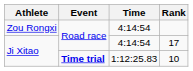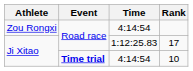(134, 43) 4:14:54 -> (134, 43) 1:12:25.83
(134, 59) 1:12:25.83 -> (134, 59) 4:14:54
